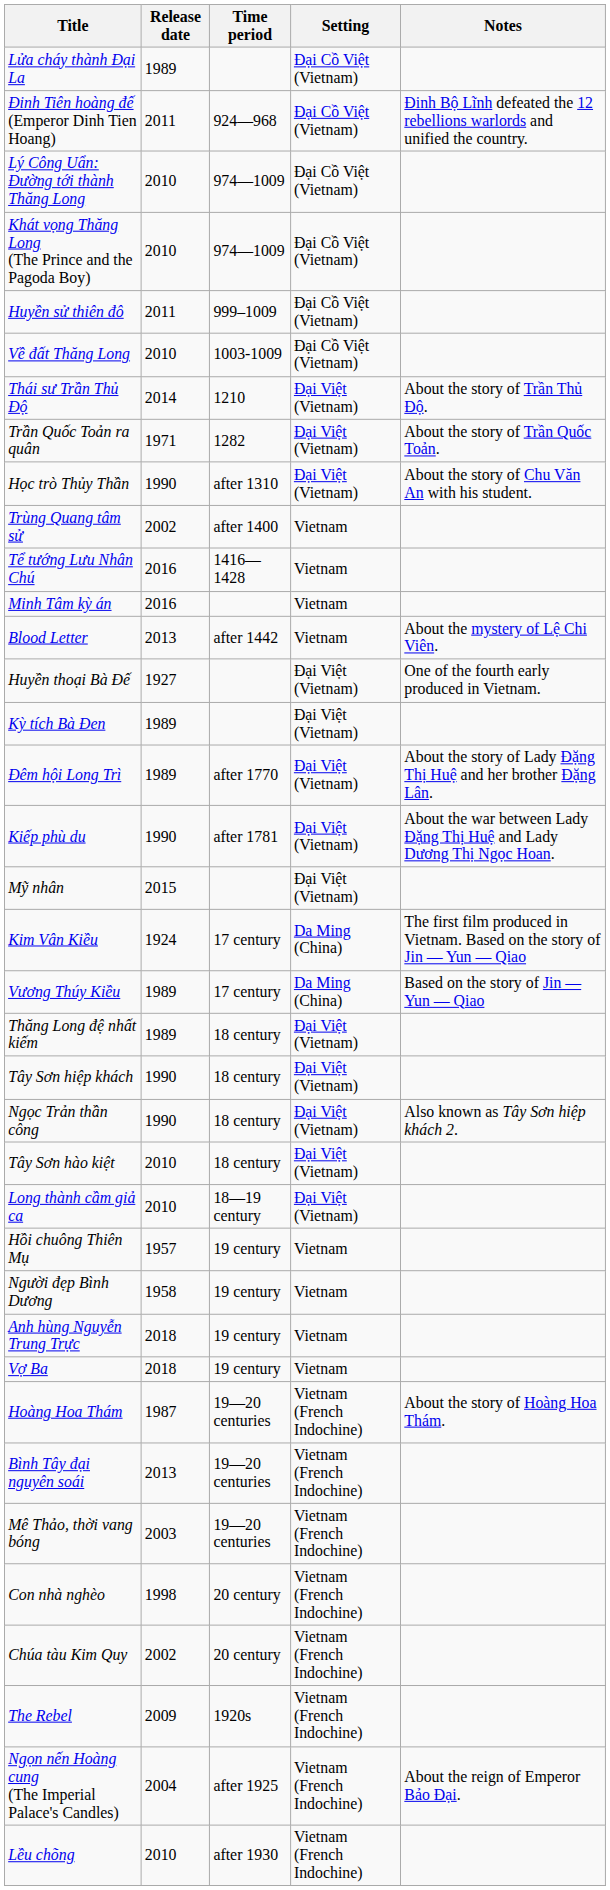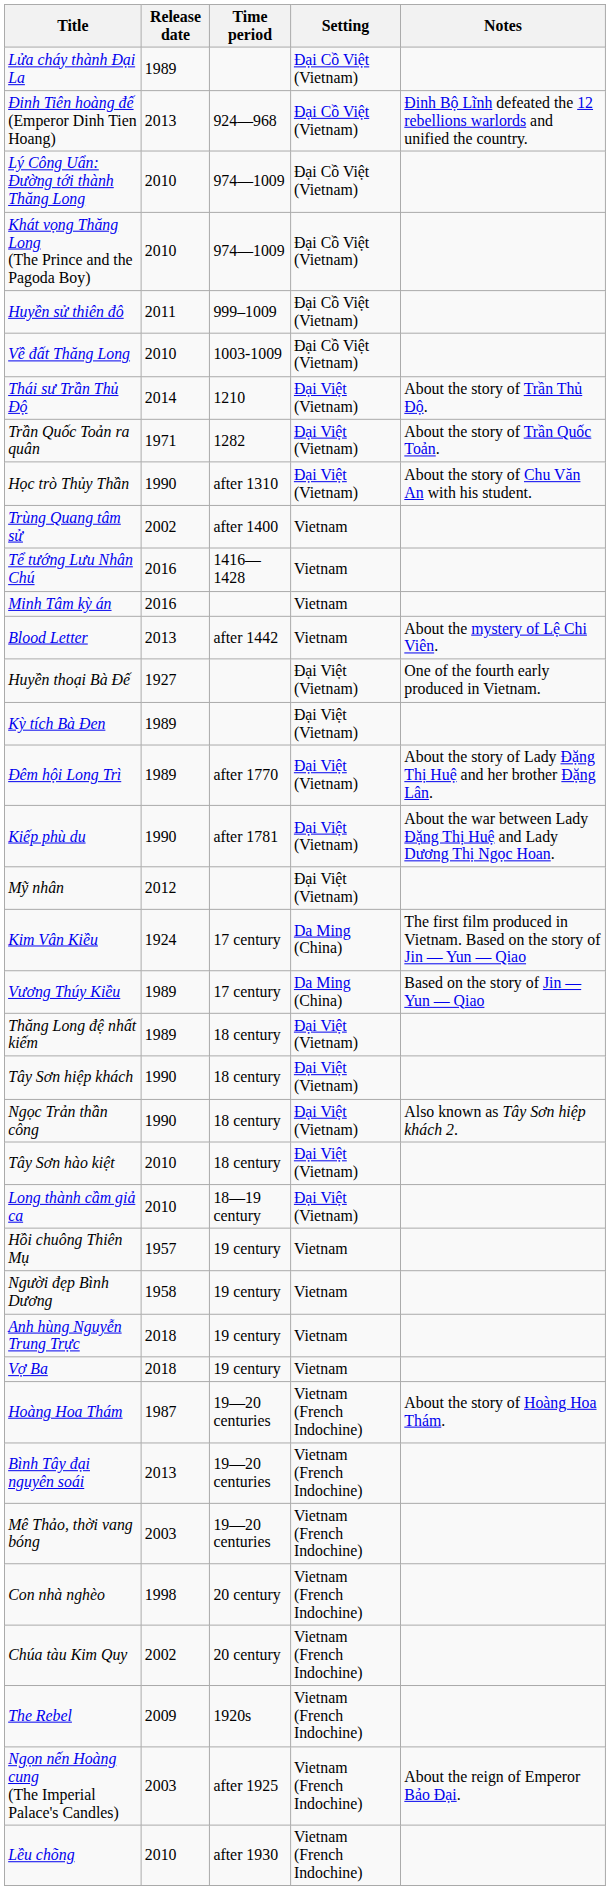(160, 120) 2011 -> (161, 120) 2013
(161, 888) 2015 -> (161, 888) 2012
(161, 1785) 2004 -> (161, 1785) 2003
